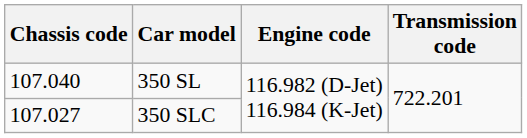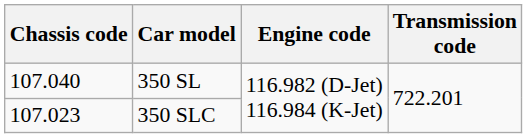(45, 115) 107.027 -> (45, 115) 107.023
